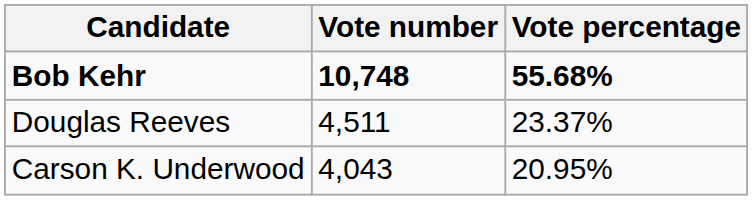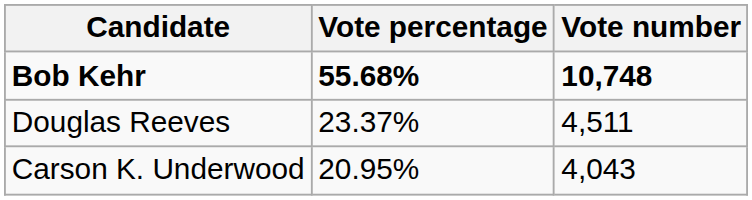columns swapped: (408, 28) <-> (626, 28)
